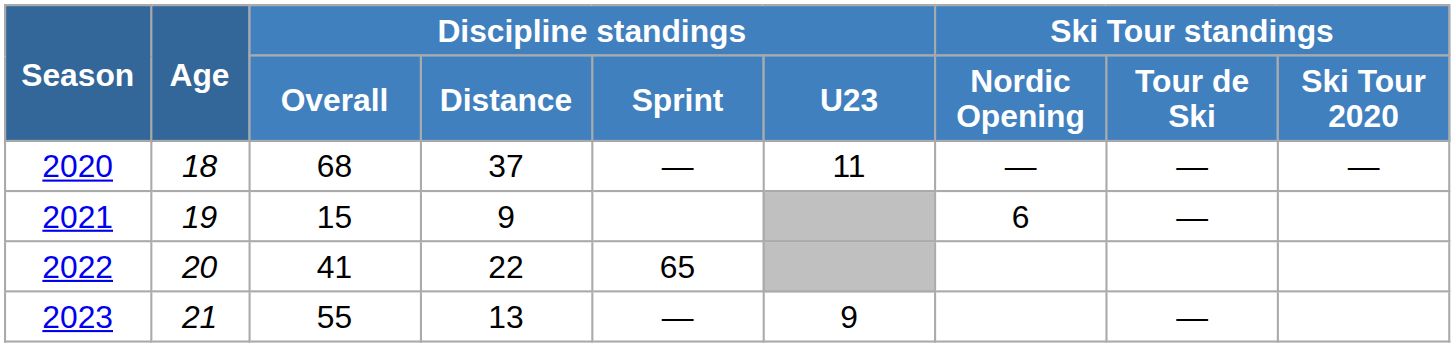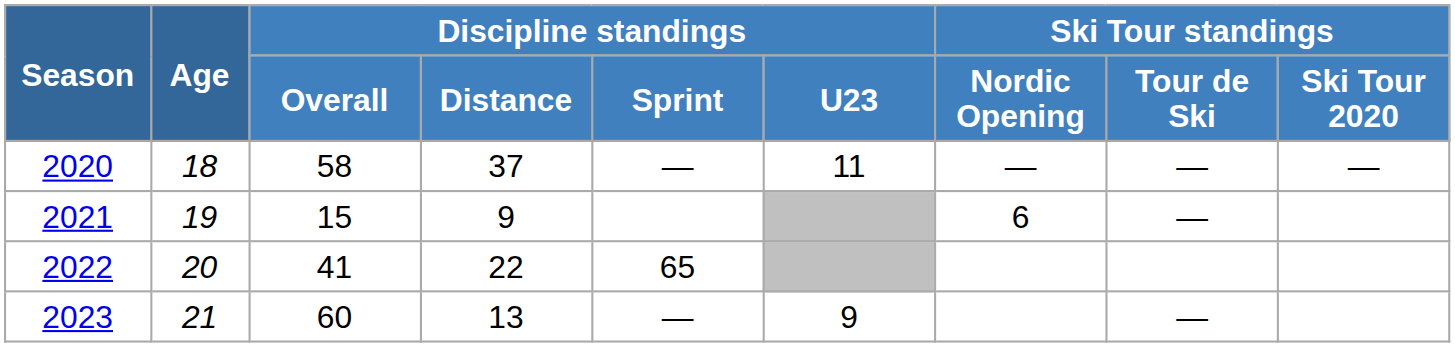(334, 166) 68 -> (334, 166) 58
(334, 317) 55 -> (334, 317) 60
